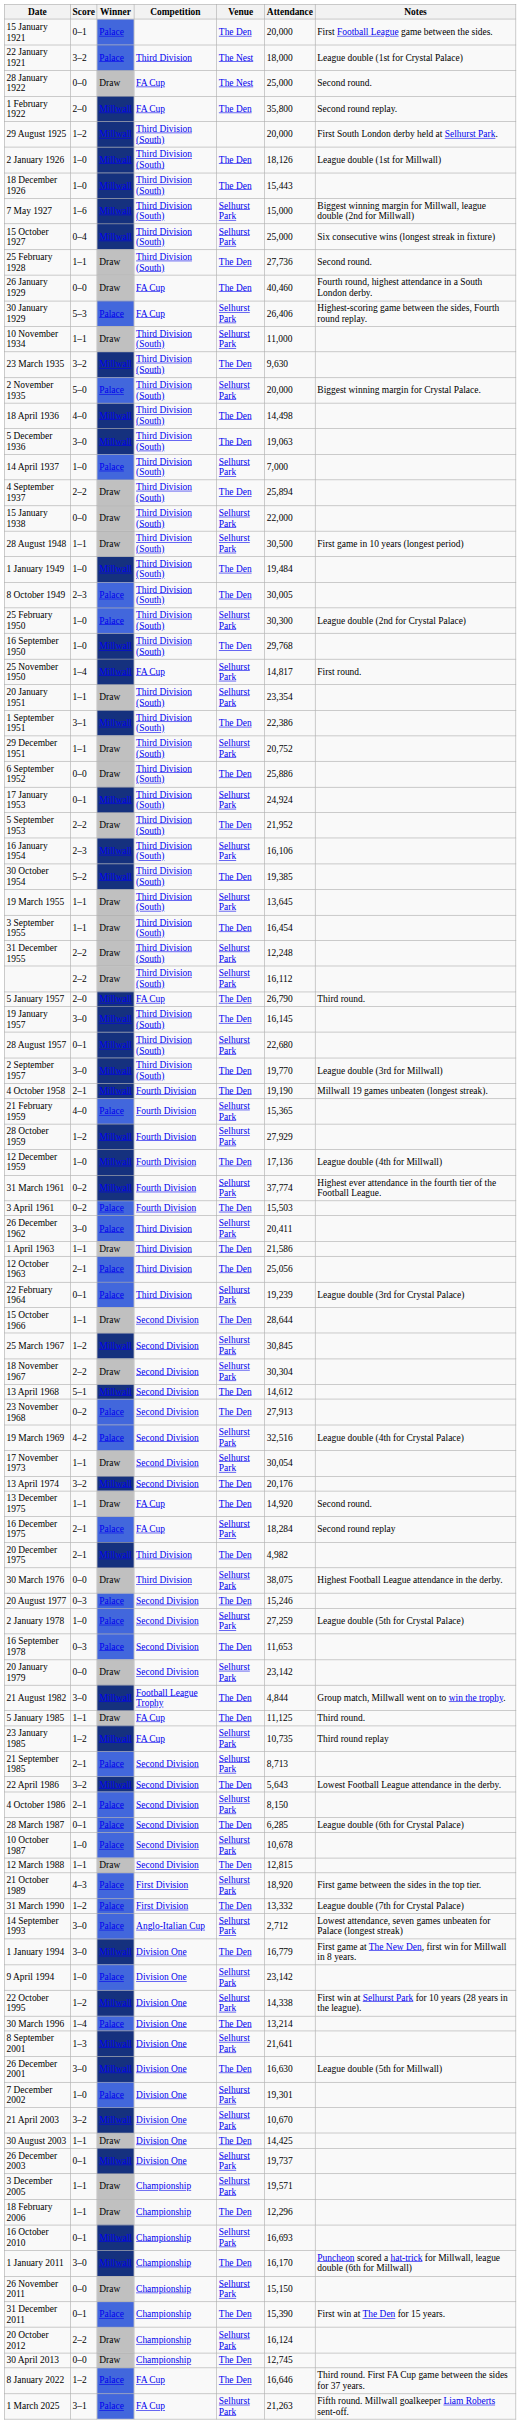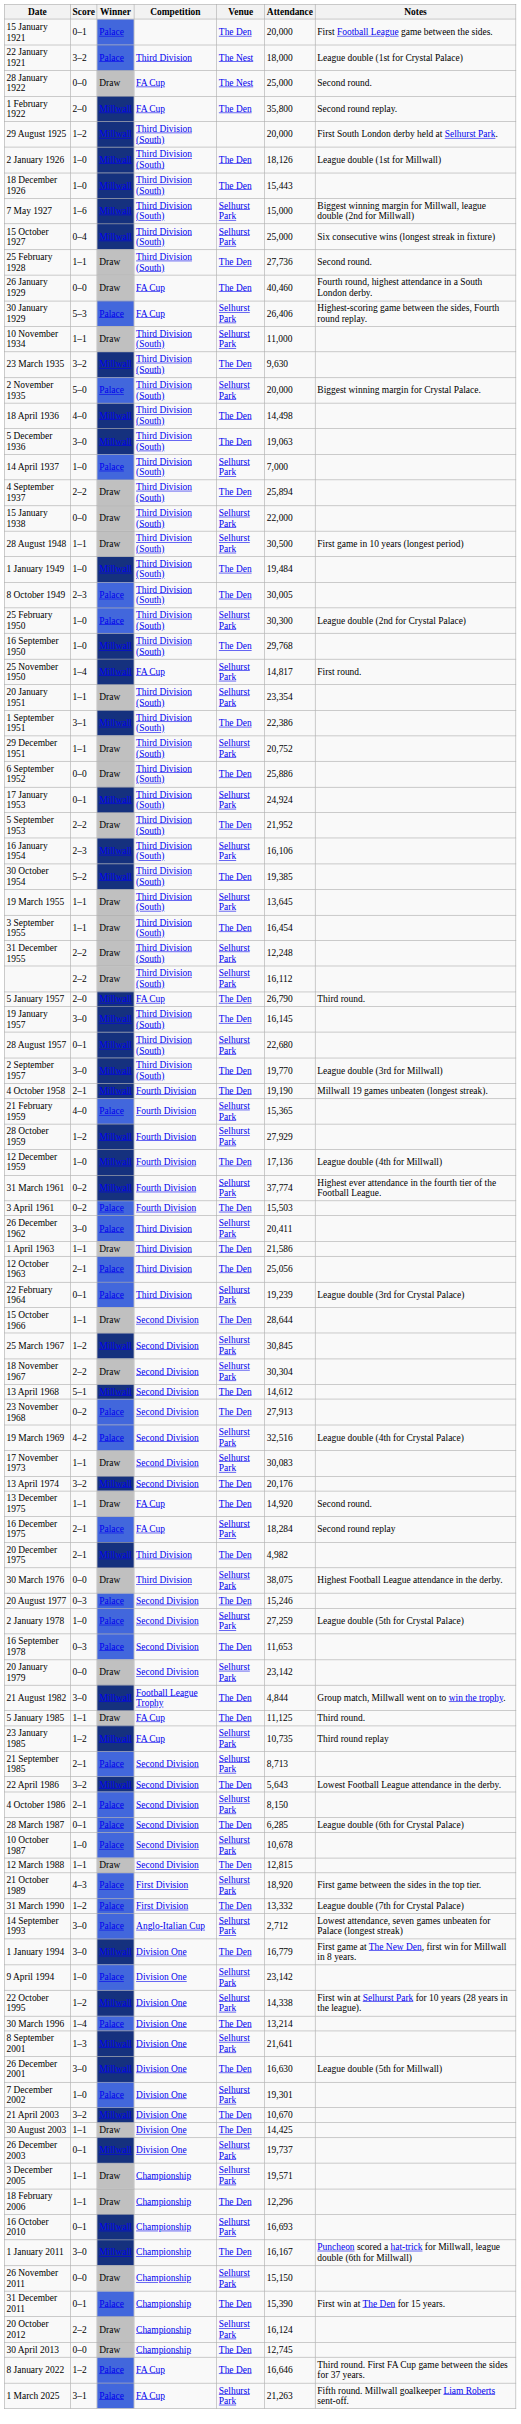(280, 1463) 30,054 -> (280, 1463) 30,083
(234, 2120) Selhurst Park -> (235, 2115) The Den
(280, 2263) 16,170 -> (280, 2252) 16,167
